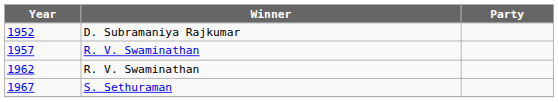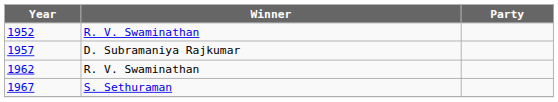(162, 32) D. Subramaniya Rajkumar -> (142, 32) R. V. Swaminathan
(142, 51) R. V. Swaminathan -> (162, 51) D. Subramaniya Rajkumar
